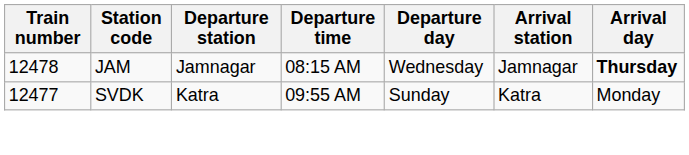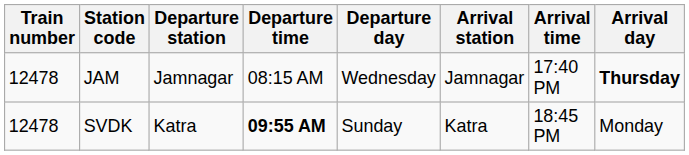+ column: (562, 28)
(34, 95) 12477 -> (34, 125) 12478
(323, 95) normal -> (287, 125) bold
